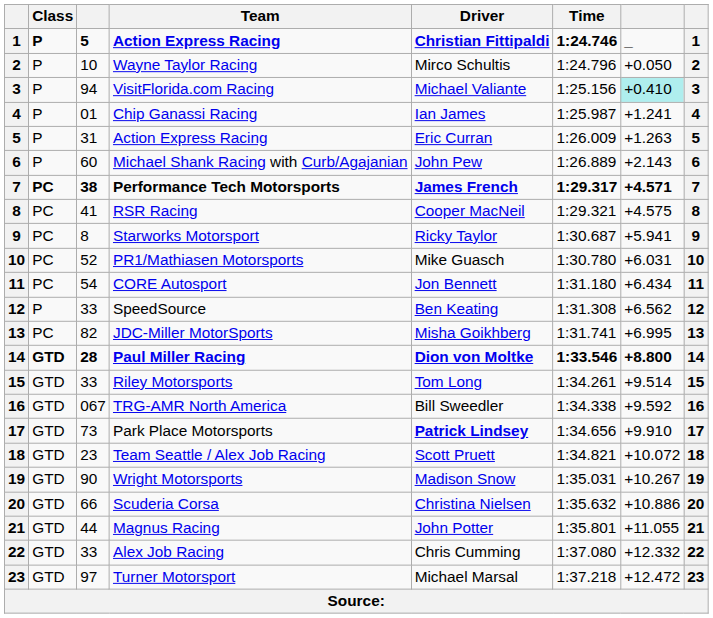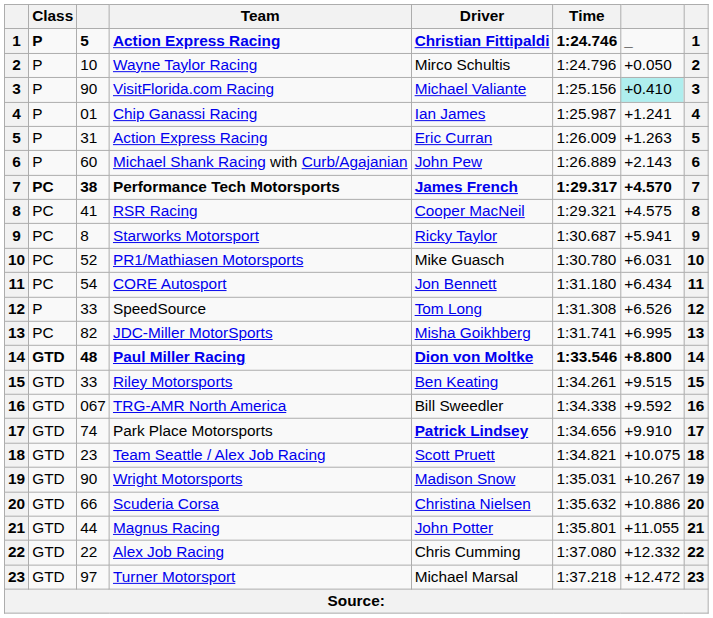(89, 89) 94 -> (89, 89) 90
(648, 187) +4.571 -> (648, 187) +4.570
(456, 308) Ben Keating -> (448, 308) Tom Long
(648, 308) +6.562 -> (648, 308) +6.526
(89, 357) 28 -> (89, 357) 48
(448, 382) Tom Long -> (456, 382) Ben Keating
(648, 382) +9.514 -> (648, 382) +9.515
(89, 430) 73 -> (89, 430) 74
(652, 455) +10.072 -> (652, 455) +10.075
(89, 552) 33 -> (89, 552) 22
